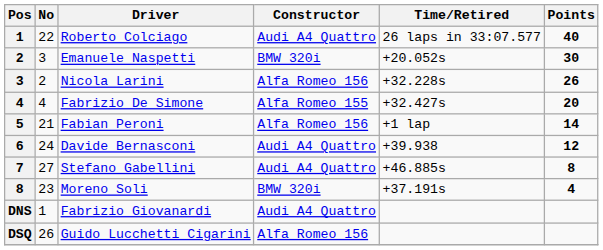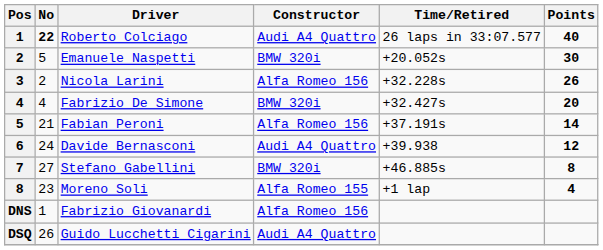(46, 38) normal -> (46, 38) bold
(42, 59) 3 -> (42, 59) 5
(313, 103) Alfa Romeo 155 -> (289, 103) BMW 320i
(406, 125) +1 lap -> (414, 125) +37.191s
(317, 168) Audi A4 Quattro -> (289, 168) BMW 320i
(289, 190) BMW 320i -> (313, 190) Alfa Romeo 155
(414, 190) +37.191s -> (406, 190) +1 lap
(317, 212) Audi A4 Quattro -> (313, 212) Alfa Romeo 156
(313, 234) Alfa Romeo 156 -> (317, 234) Audi A4 Quattro
